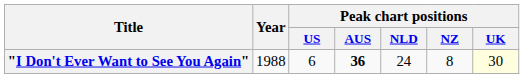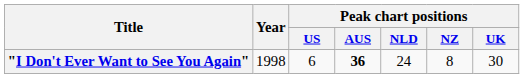(271, 61) 1988 -> (271, 61) 1998
(496, 61) lightyellow background -> (496, 61) no background
